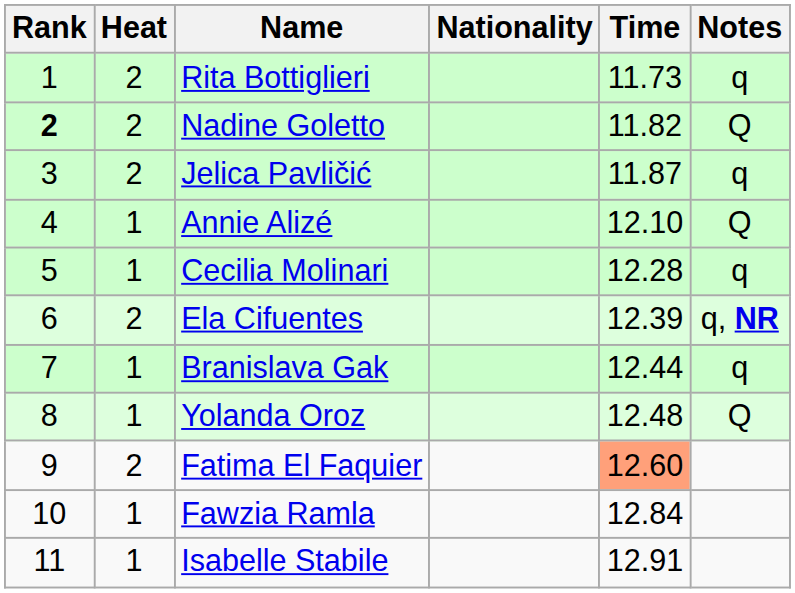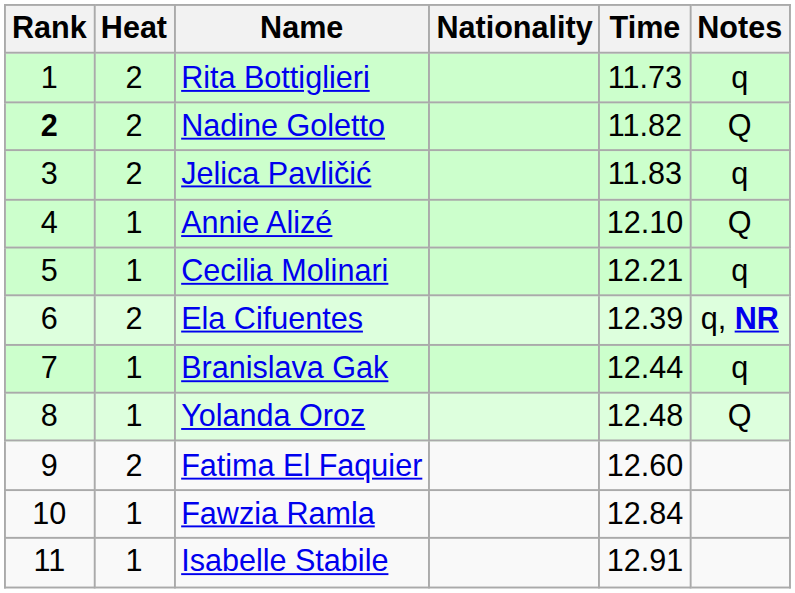(645, 174) 11.87 -> (645, 174) 11.83
(645, 271) 12.28 -> (645, 271) 12.21
(645, 464) lightsalmon background -> (645, 464) no background
